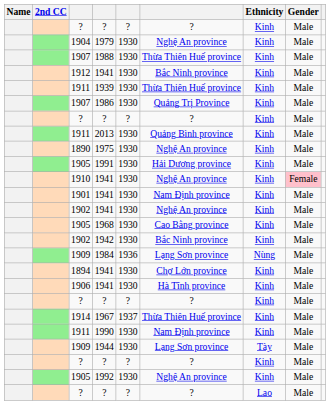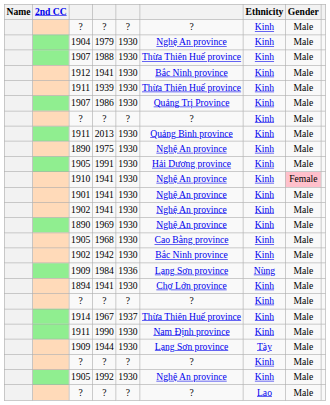(192, 194) Nam Định province -> (192, 194) Nghệ An province
+ row: (81, 225)
- row: (81, 286)
